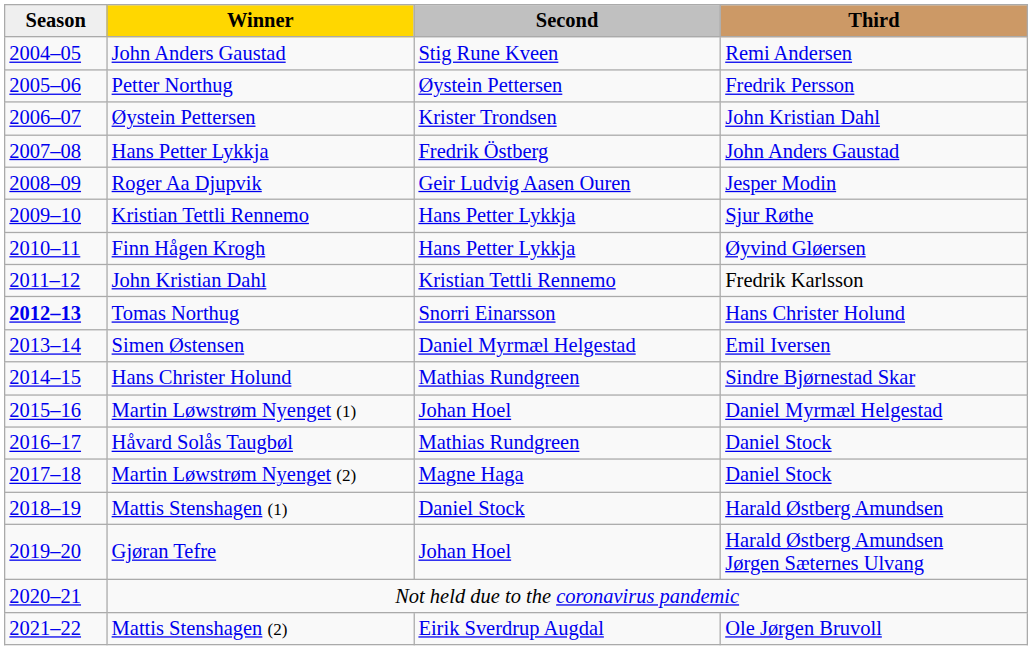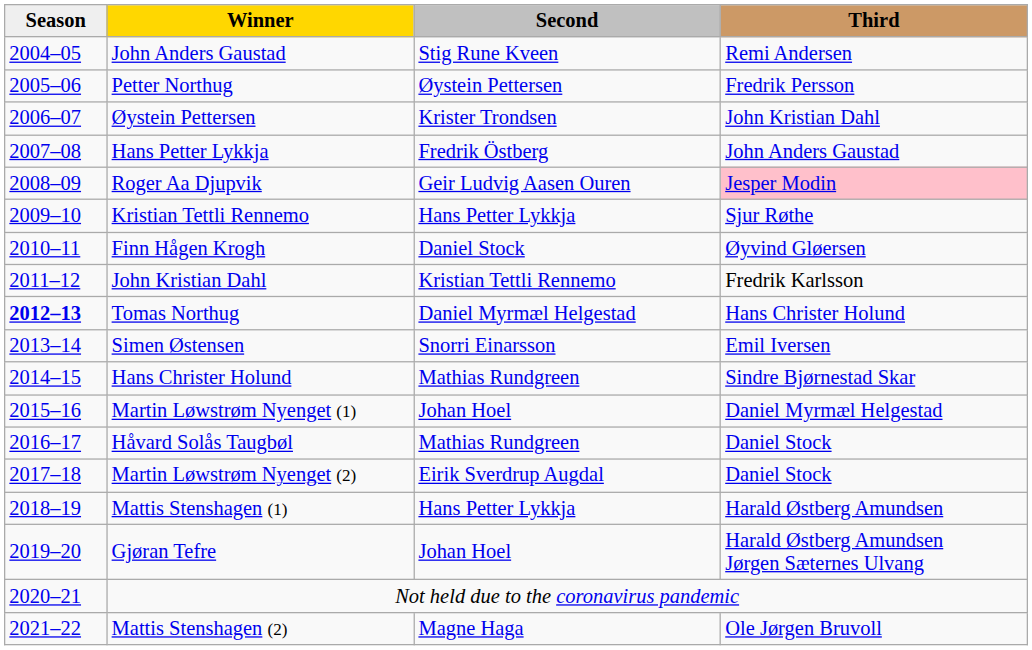(781, 183) no background -> (781, 183) pink background
(497, 248) Hans Petter Lykkja -> (472, 248) Daniel Stock
(487, 313) Snorri Einarsson -> (527, 313) Daniel Myrmæl Helgestad
(527, 345) Daniel Myrmæl Helgestad -> (487, 345) Snorri Einarsson
(471, 475) Magne Haga -> (511, 475) Eirik Sverdrup Augdal
(472, 507) Daniel Stock -> (497, 507) Hans Petter Lykkja
(511, 628) Eirik Sverdrup Augdal -> (471, 628) Magne Haga
